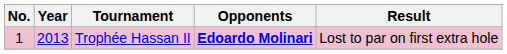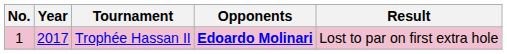(53, 38) 2013 -> (53, 38) 2017
